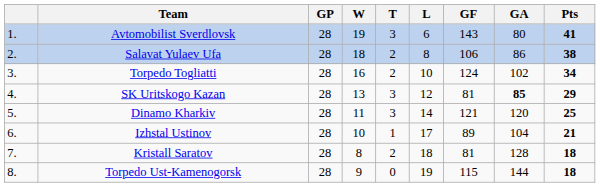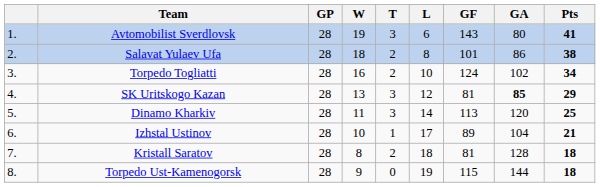(469, 53) 106 -> (469, 53) 101
(469, 113) 121 -> (469, 113) 113
